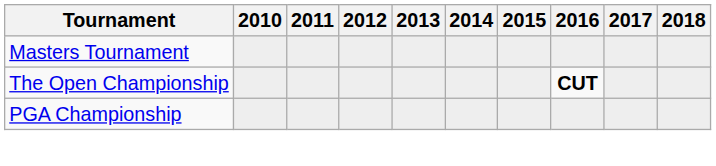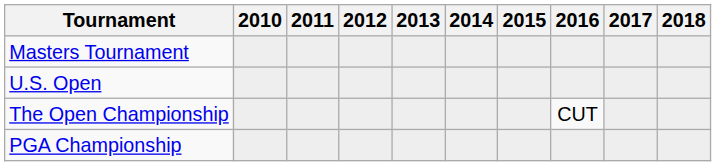+ row: (55, 83)
(578, 83) bold -> (578, 114) normal
